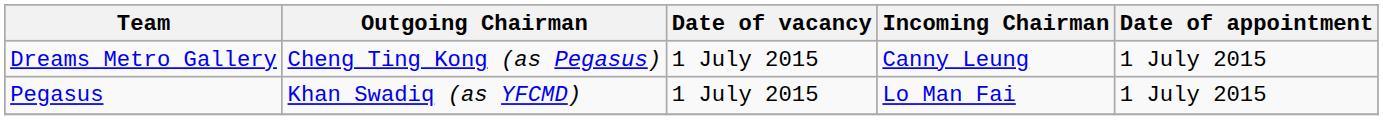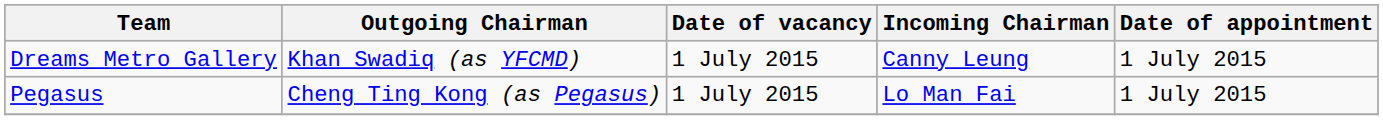(474, 59) Cheng Ting Kong (as Pegasus) -> (434, 59) Khan Swadiq (as YFCMD)
(434, 95) Khan Swadiq (as YFCMD) -> (474, 95) Cheng Ting Kong (as Pegasus)
